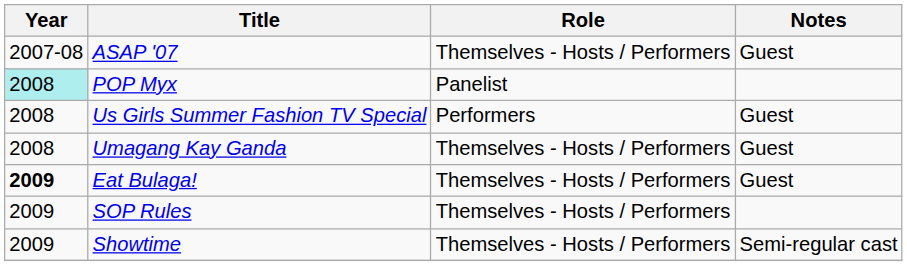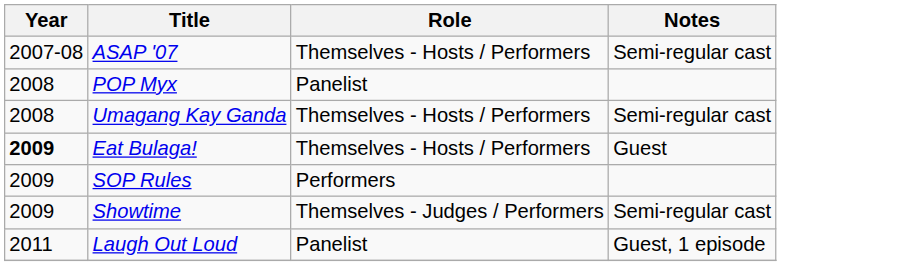(767, 52) Guest -> (692, 52) Semi-regular cast
(32, 84) paleturquoise background -> (32, 84) no background
- row: (259, 116)
(767, 148) Guest -> (692, 116) Semi-regular cast
(583, 212) Themselves - Hosts / Performers -> (346, 180) Performers
(583, 244) Themselves - Hosts / Performers -> (450, 212) Themselves - Judges / Performers
+ row: (165, 244)
